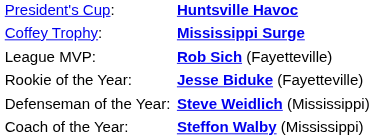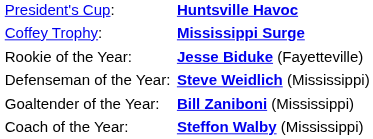- row: (50, 57)
+ row: (82, 104)
